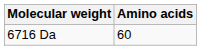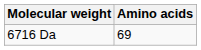(124, 34) 60 -> (124, 34) 69
